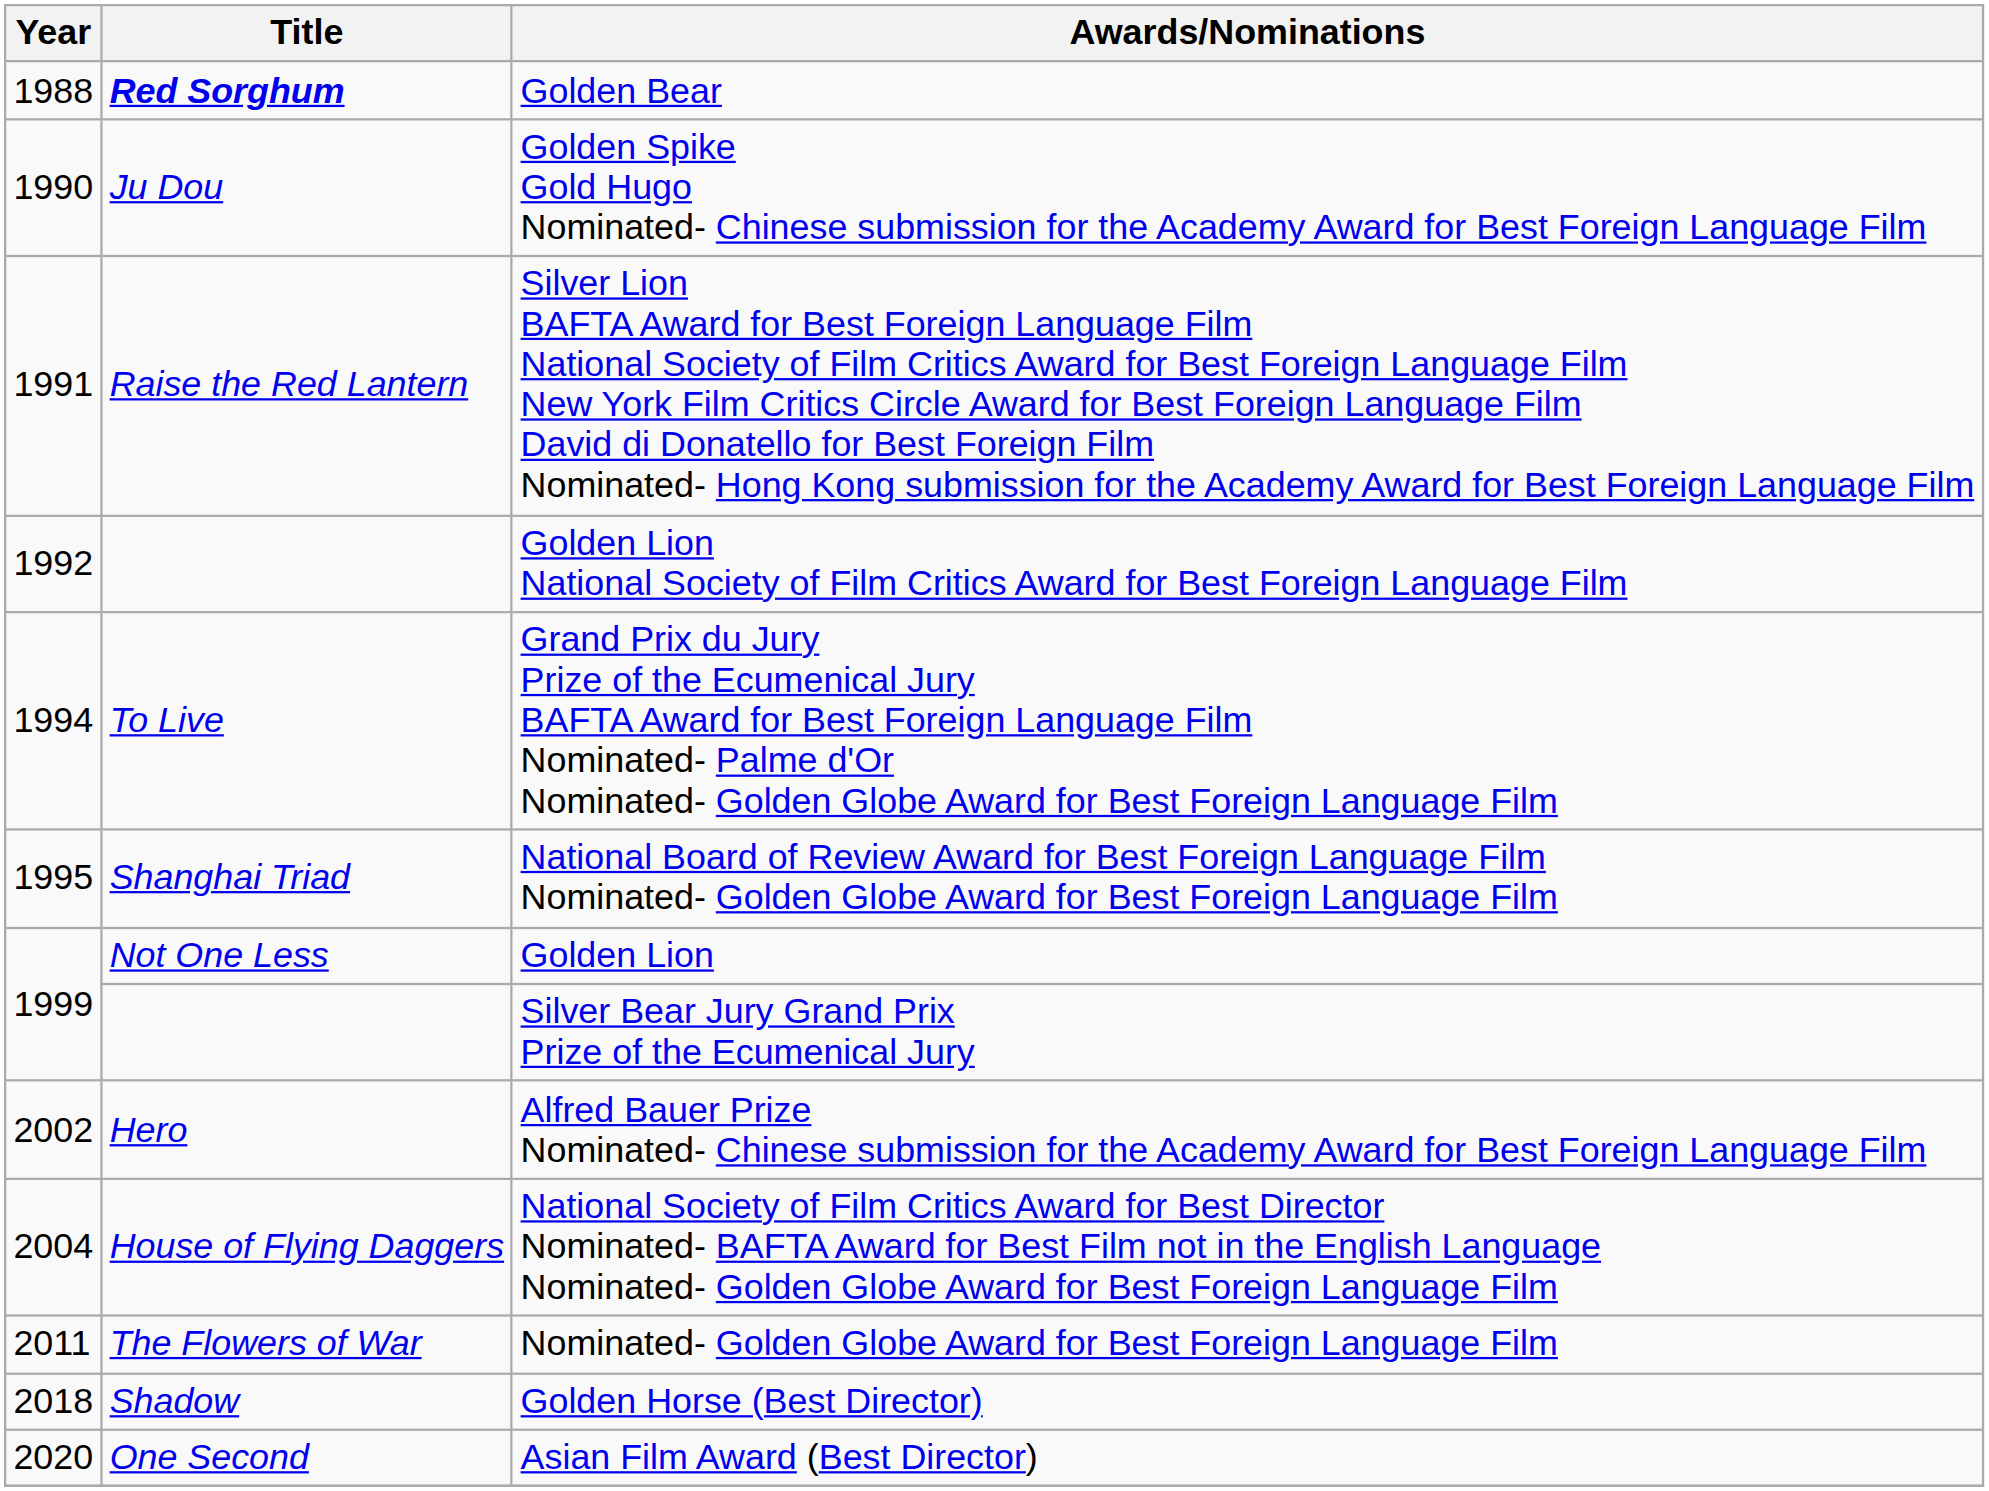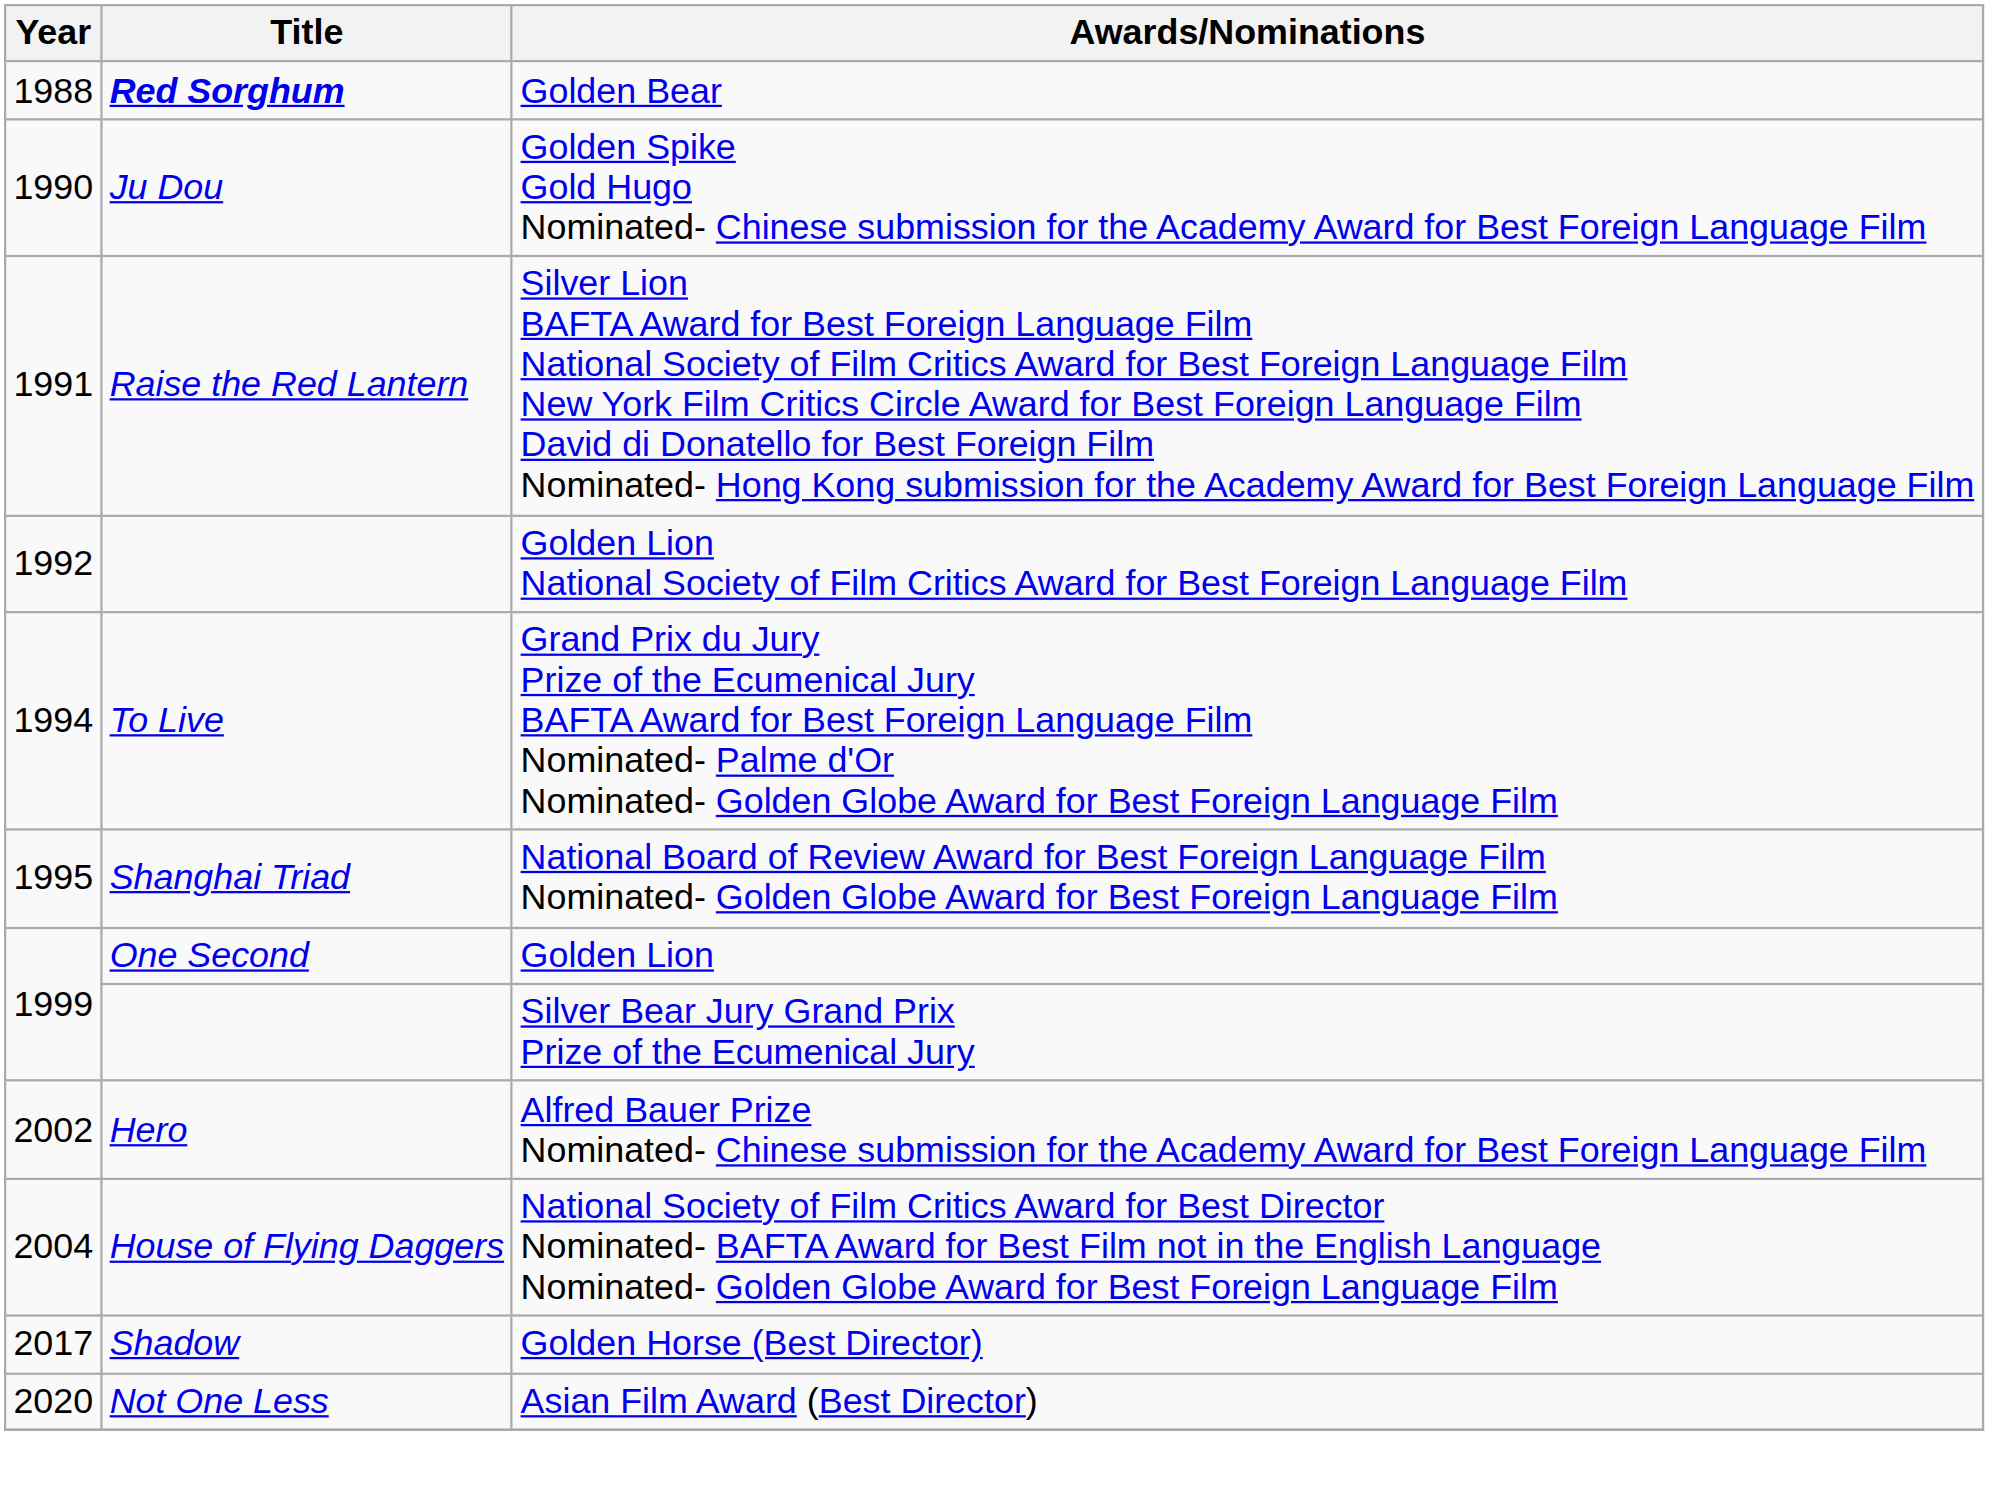(219, 954) Not One Less -> (209, 954) One Second
- row: (1039, 1343)
(53, 1400) 2018 -> (53, 1343) 2017
(209, 1457) One Second -> (219, 1400) Not One Less
